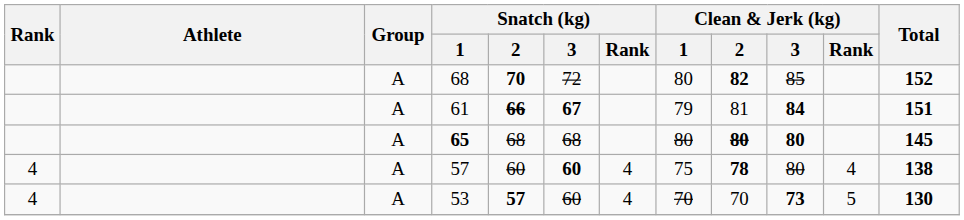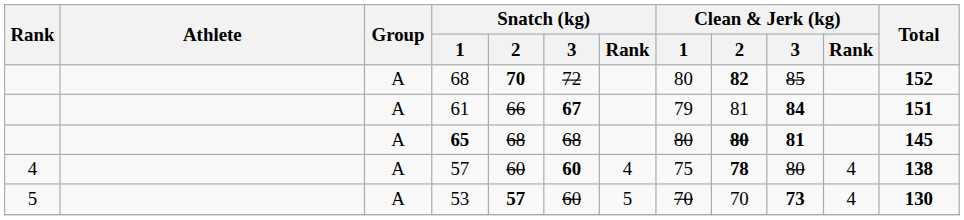(516, 109) bold -> (516, 109) normal
(795, 139) 80 -> (795, 139) 81
(33, 199) 4 -> (33, 199) 5
(628, 199) 4 -> (628, 199) 5
(851, 199) 5 -> (851, 199) 4
